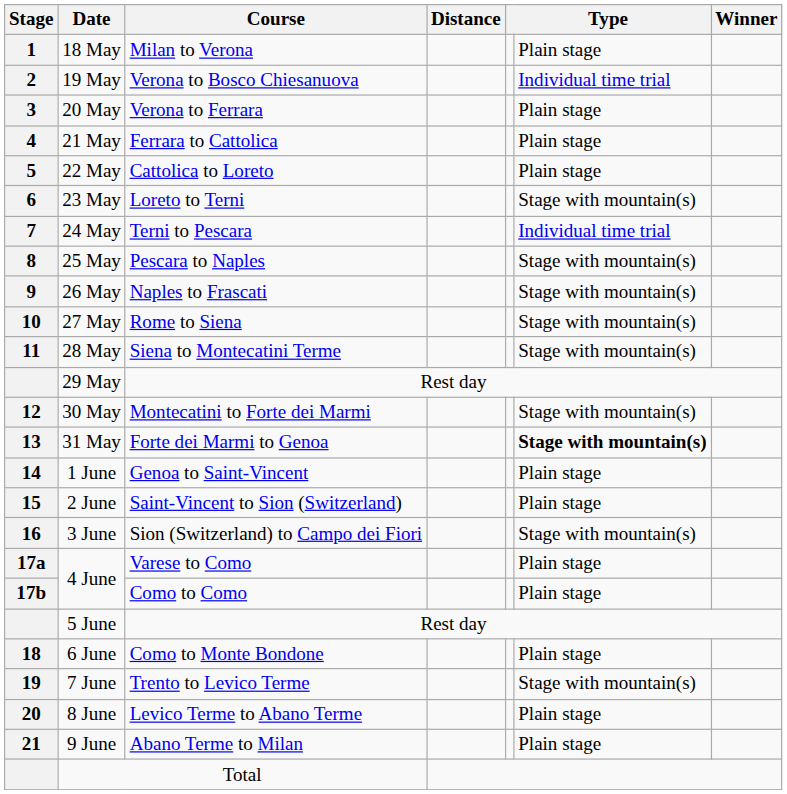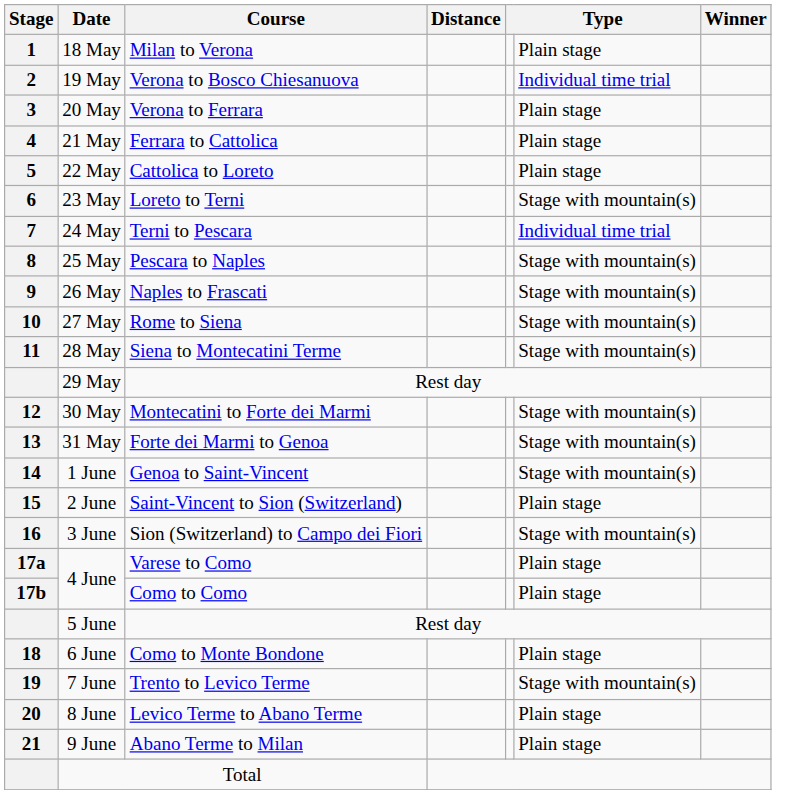(612, 442) bold -> (607, 442) normal
(560, 472) Plain stage -> (607, 472) Stage with mountain(s)
